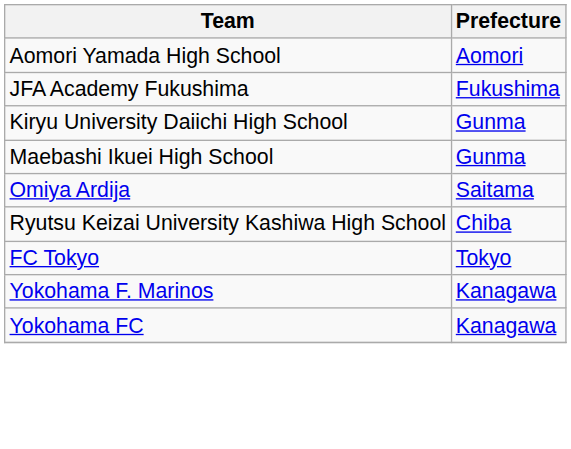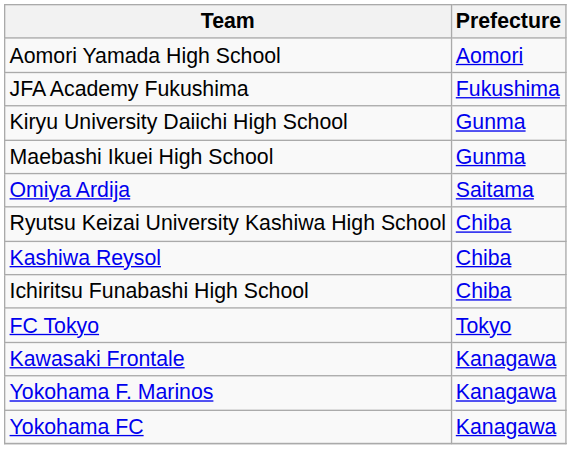+ row: (85, 257)
+ row: (159, 291)
+ row: (97, 358)
